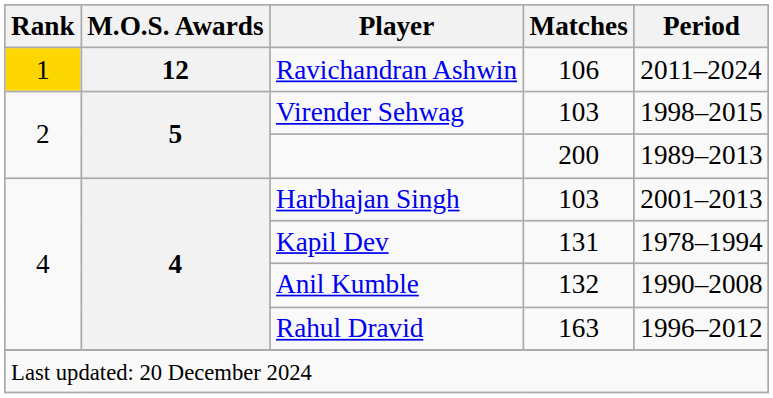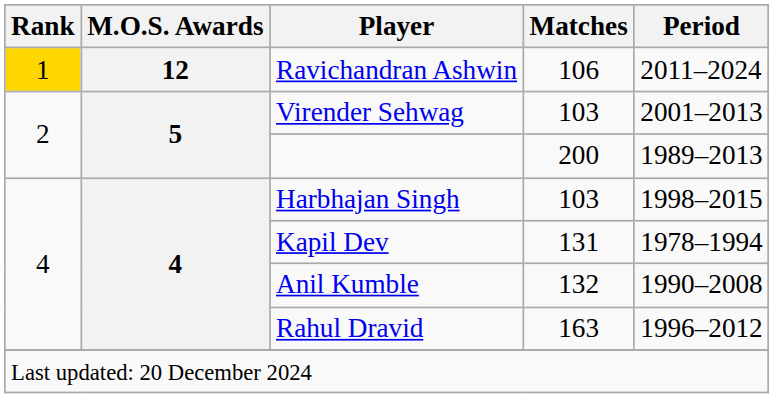(701, 112) 1998–2015 -> (701, 112) 2001–2013
(701, 198) 2001–2013 -> (701, 198) 1998–2015
